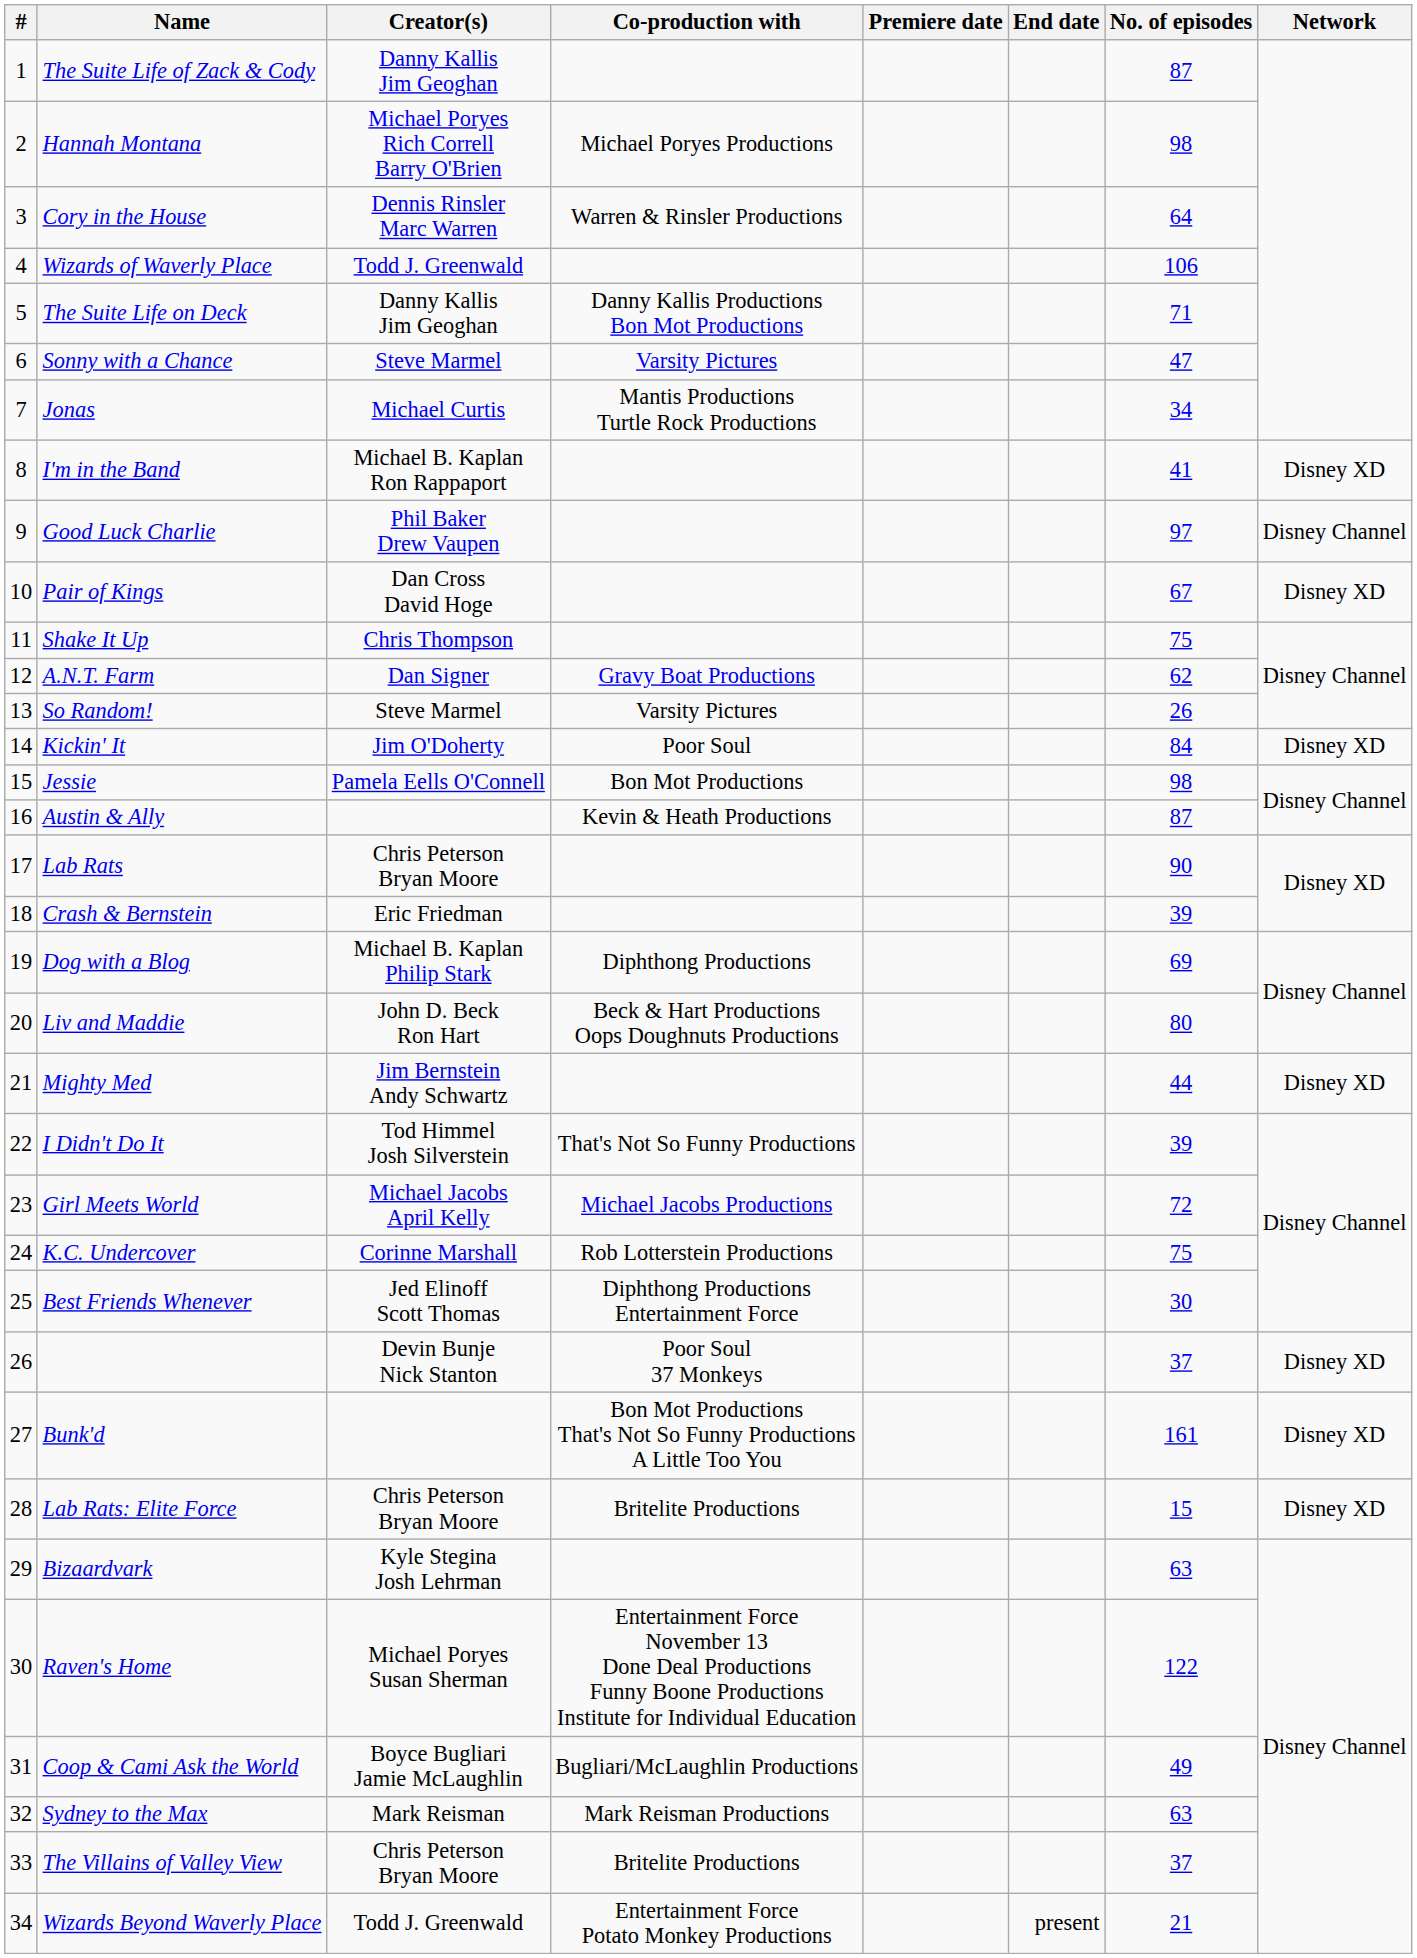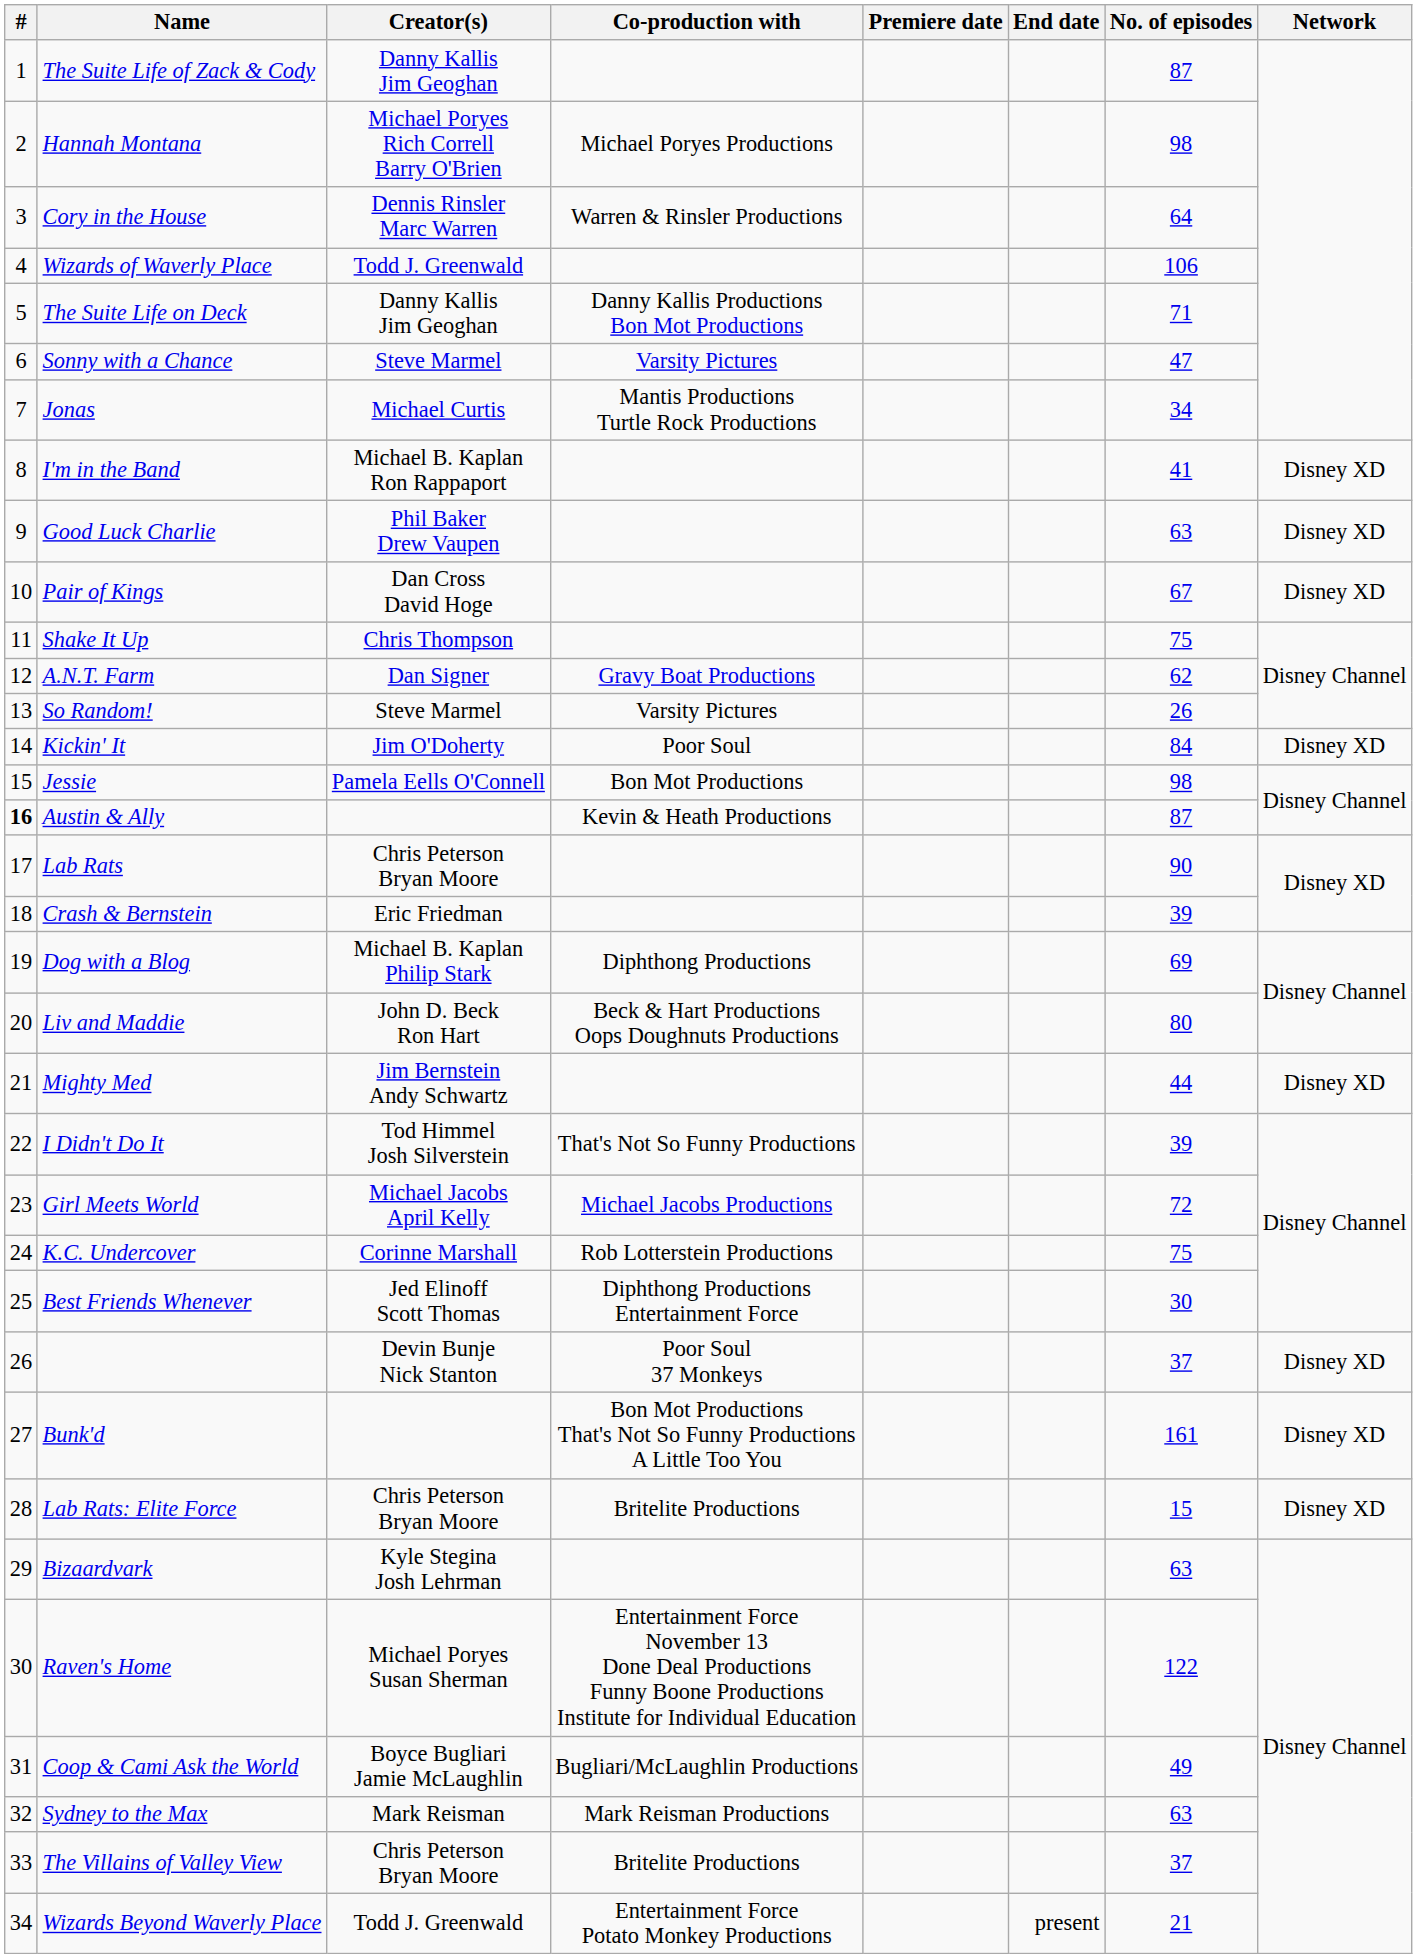(1181, 530) 97 -> (1181, 530) 63
(1335, 530) Disney Channel -> (1335, 530) Disney XD
(21, 817) normal -> (21, 817) bold
